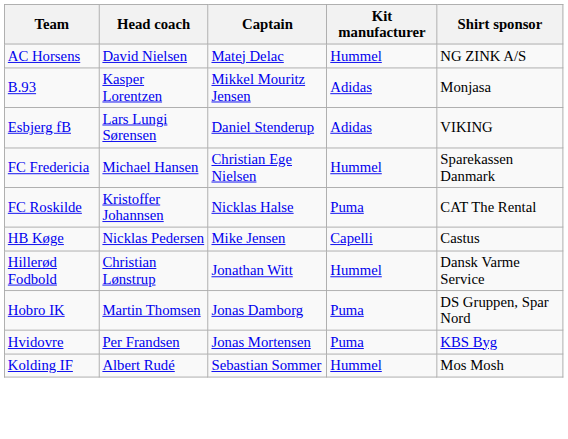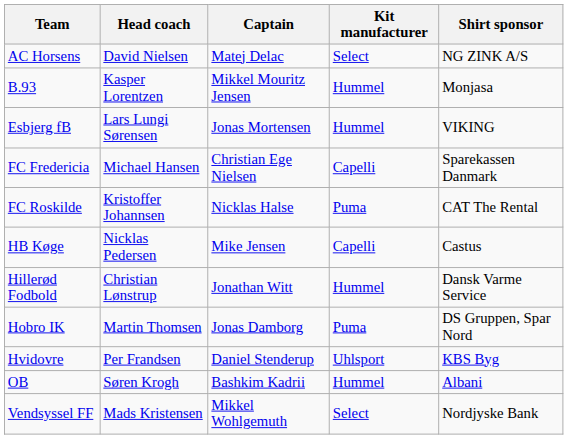(356, 56) Hummel -> (351, 56) Select
(351, 87) Adidas -> (359, 87) Hummel
(263, 127) Daniel Stenderup -> (261, 127) Jonas Mortensen
(351, 127) Adidas -> (359, 127) Hummel
(356, 167) Hummel -> (354, 167) Capelli
(261, 342) Jonas Mortensen -> (263, 358) Daniel Stenderup
(347, 342) Puma -> (359, 358) Uhlsport
- row: (40, 365)
+ row: (18, 382)
+ row: (51, 413)
